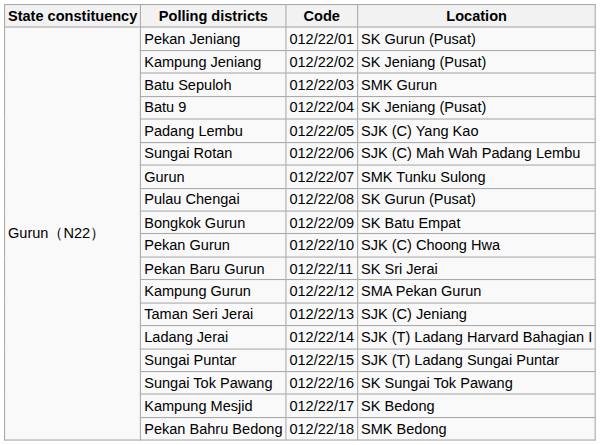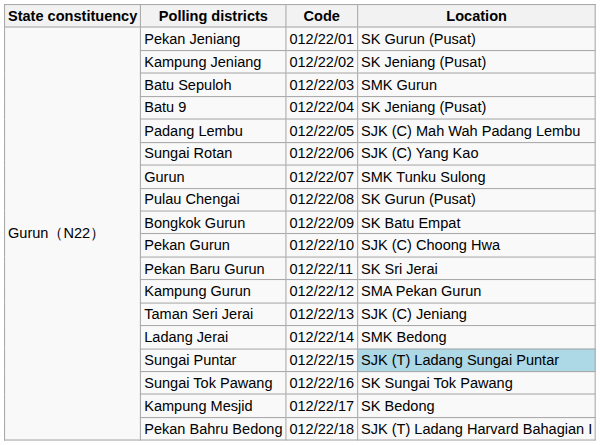(420, 130) SJK (C) Yang Kao -> (471, 130) SJK (C) Mah Wah Padang Lembu
(471, 153) SJK (C) Mah Wah Padang Lembu -> (420, 153) SJK (C) Yang Kao
(477, 337) SJK (T) Ladang Harvard Bahagian I -> (404, 337) SMK Bedong
(460, 360) no background -> (460, 360) lightblue background
(404, 428) SMK Bedong -> (477, 428) SJK (T) Ladang Harvard Bahagian I
